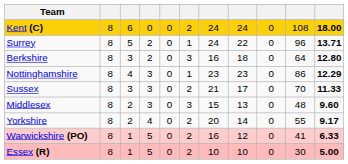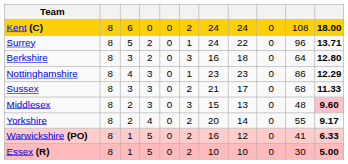(300, 89) 70 -> (300, 89) 68
(329, 105) no background -> (329, 105) pink background
